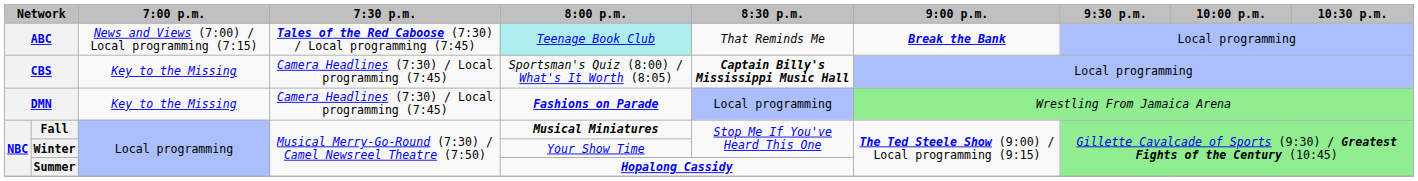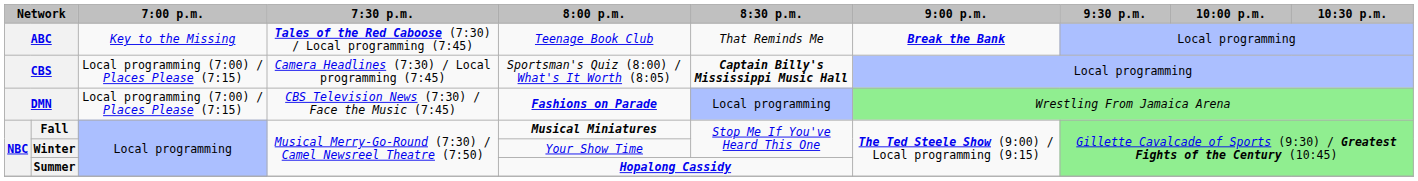(174, 39) News and Views (7:00) / Local programming (7:15) -> (173, 39) Key to the Missing
(596, 39) paleturquoise background -> (594, 39) no background
(174, 72) Key to the Missing -> (173, 72) Local programming (7:00) / Places Please (7:15)
(174, 104) Key to the Missing -> (173, 104) Local programming (7:00) / Places Please (7:15)
(385, 104) Camera Headlines (7:30) / Local programming (7:45) -> (383, 104) CBS Television News (7:30) / Face the Music (7:45)
